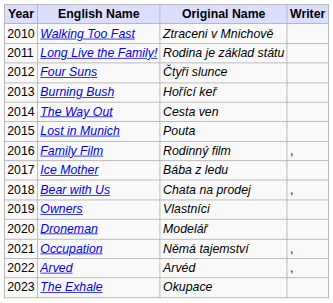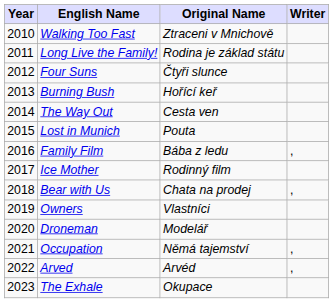(197, 151) Rodinný film -> (196, 151) Bába z ledu
(196, 170) Bába z ledu -> (197, 170) Rodinný film
